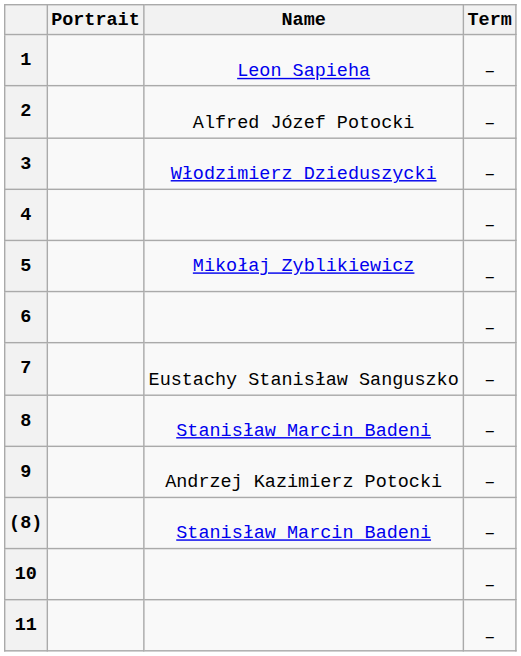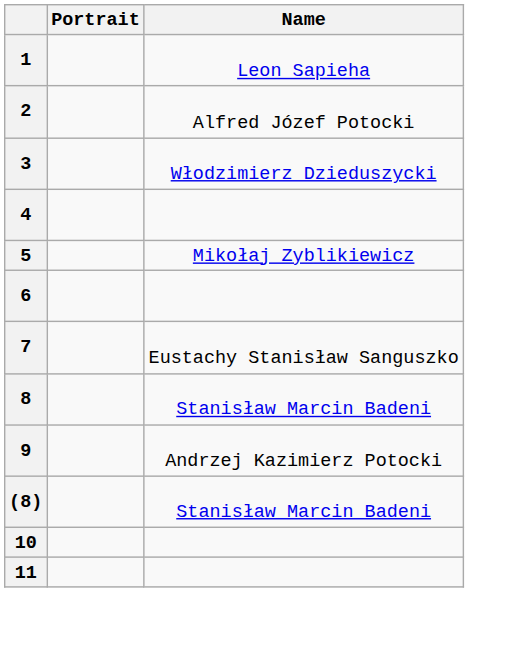- column: (490, 20)
